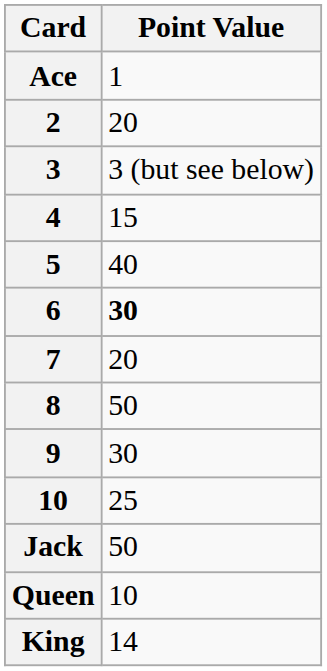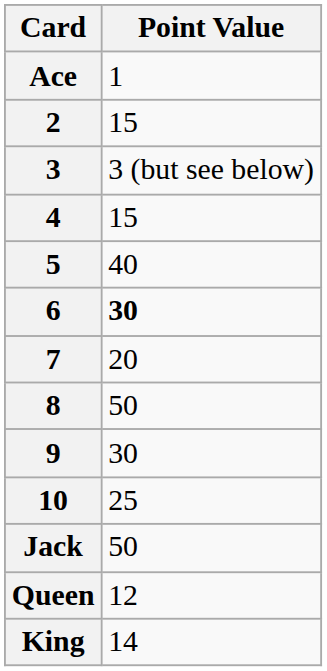(123, 122) 20 -> (123, 122) 15
(123, 594) 10 -> (123, 594) 12
